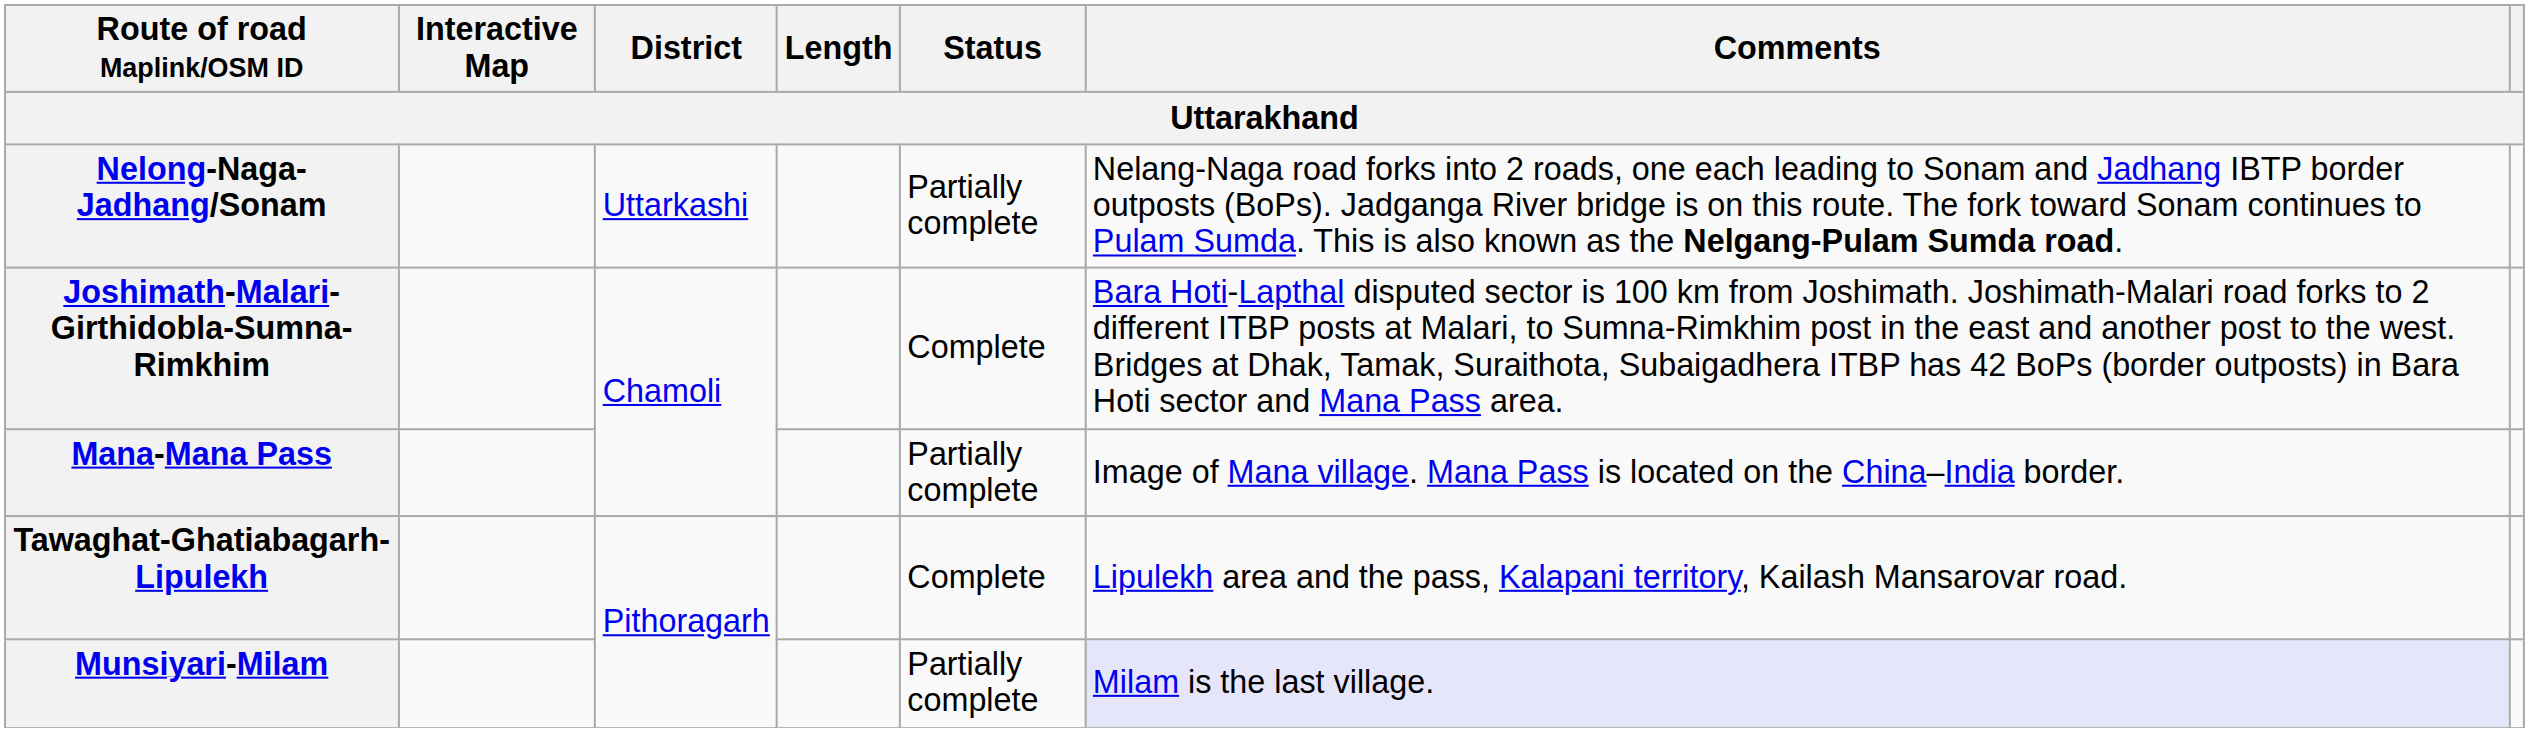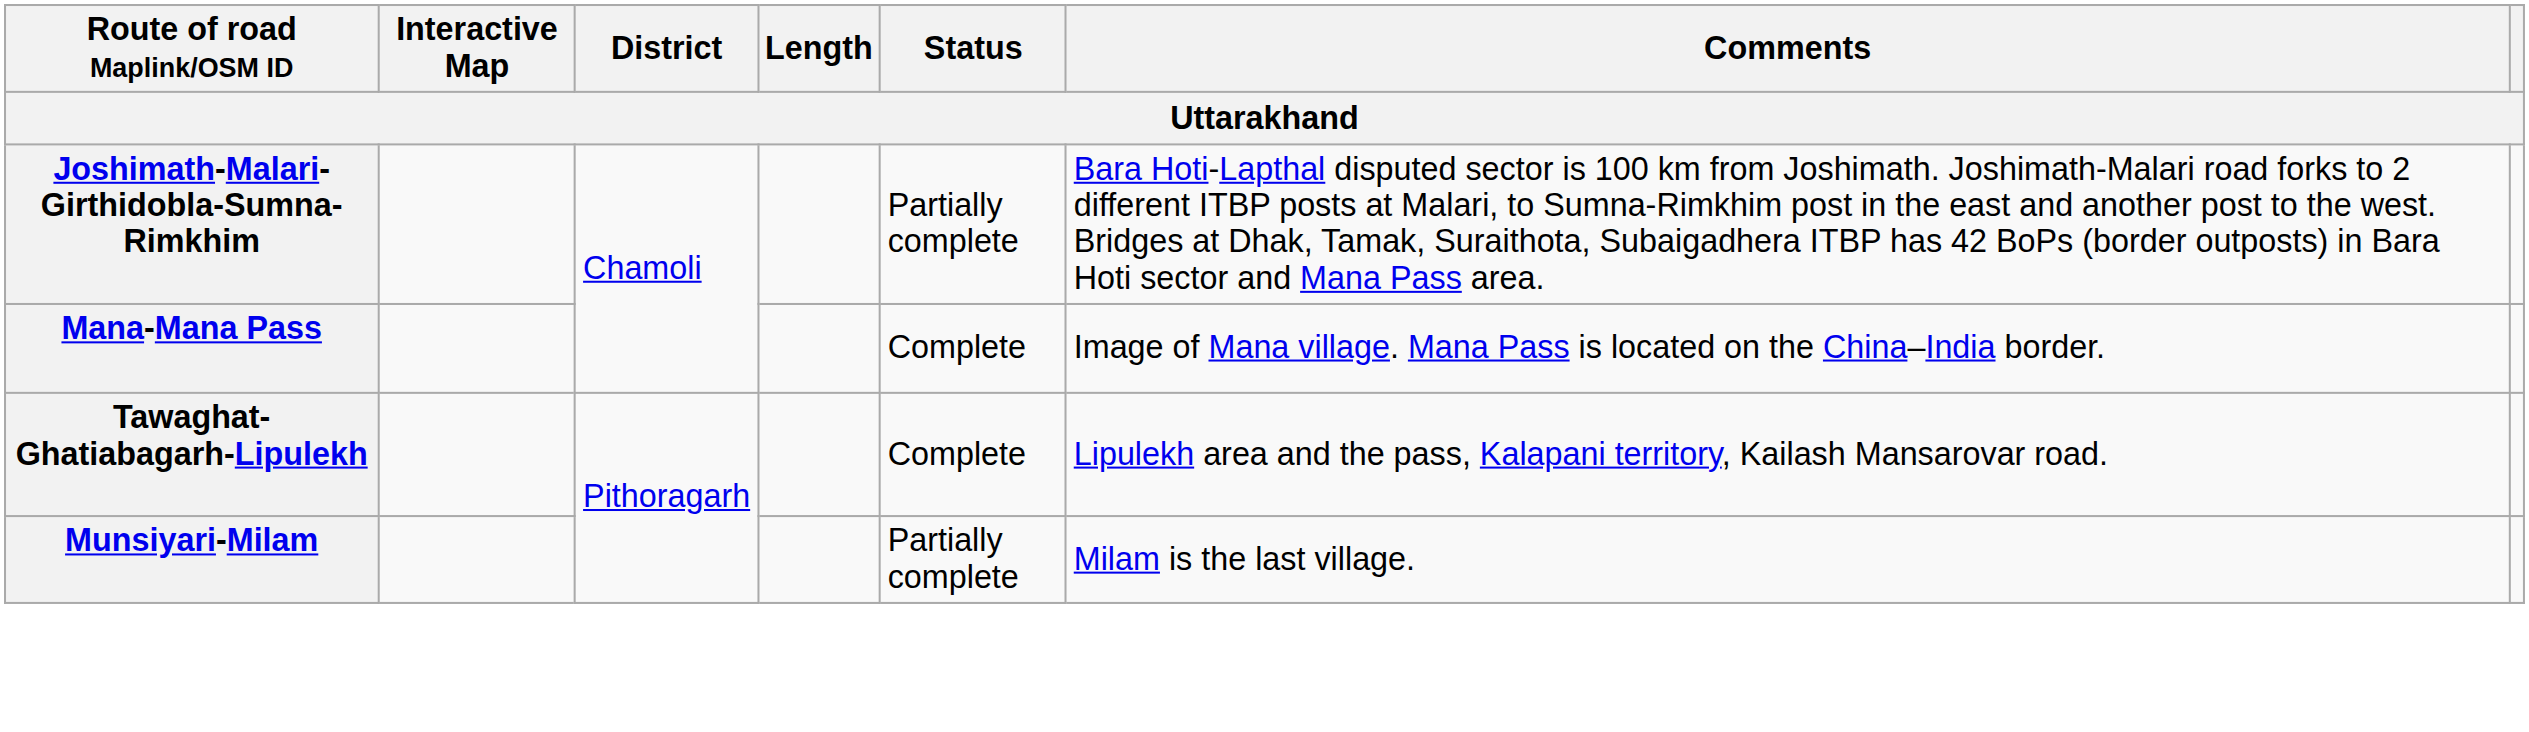- row: (202, 187)
(976, 347) Complete -> (953, 223) Partially complete
(973, 471) Partially complete -> (957, 347) Complete
(1264, 683) lavender background -> (1244, 559) no background
